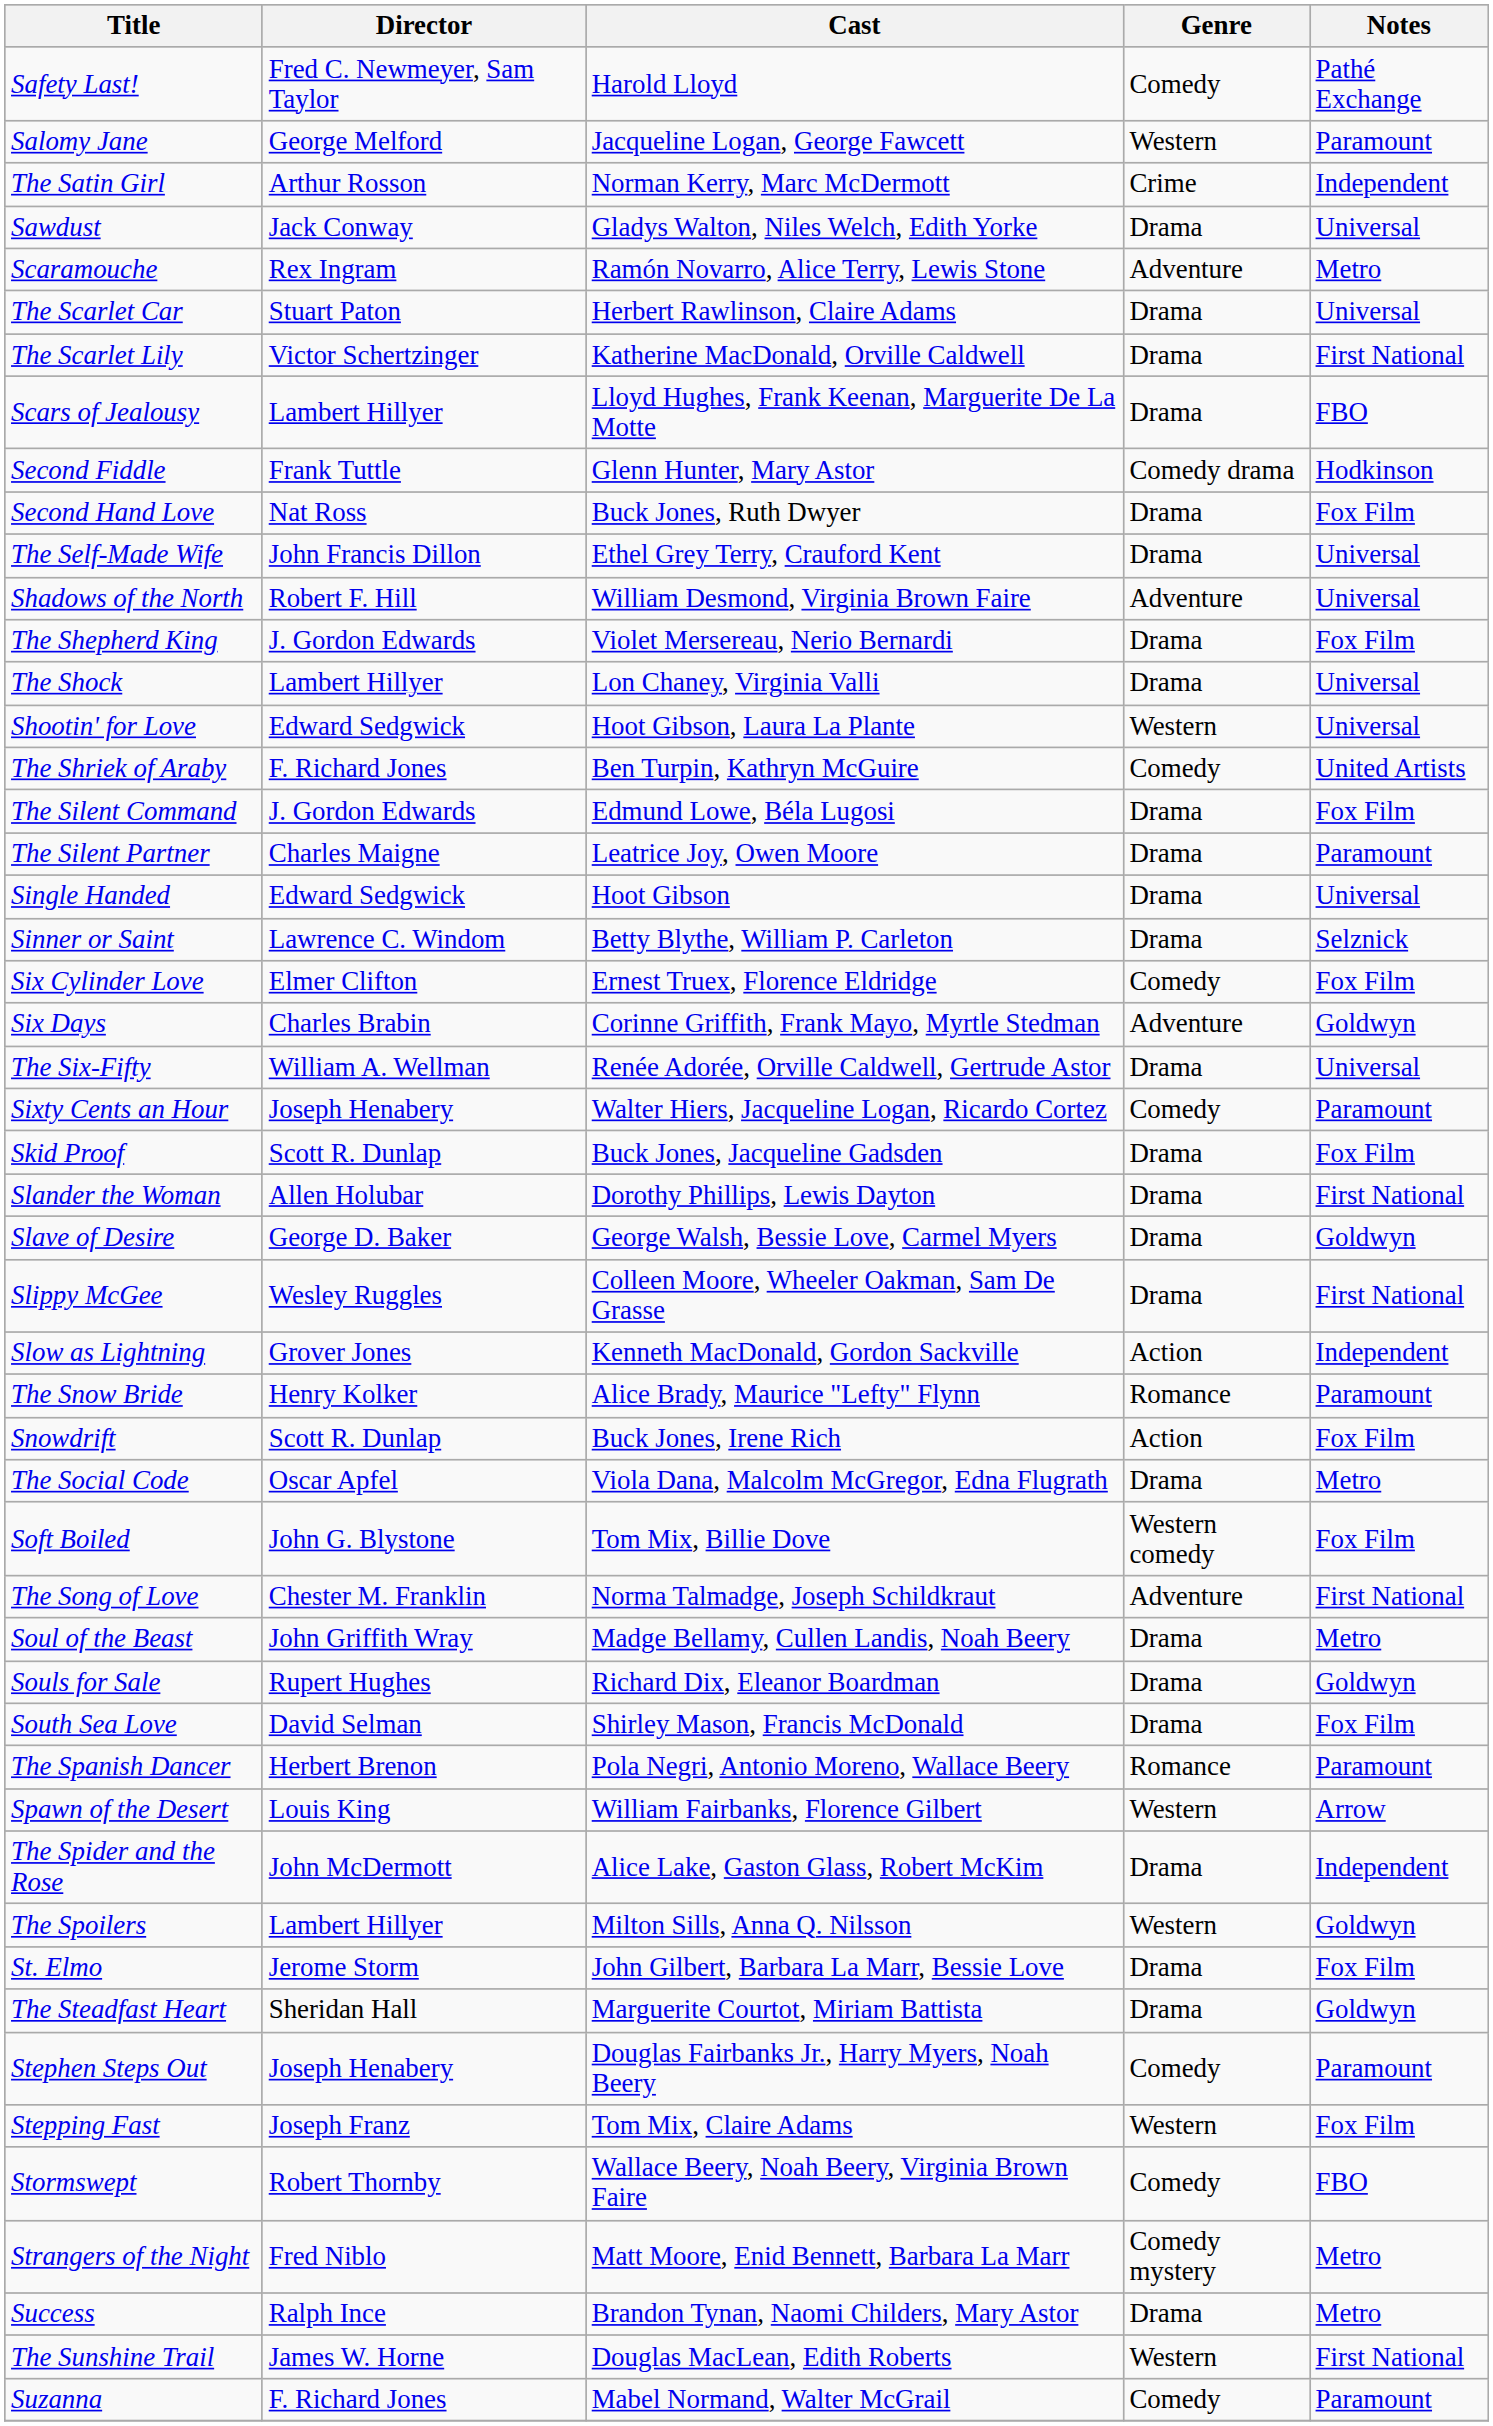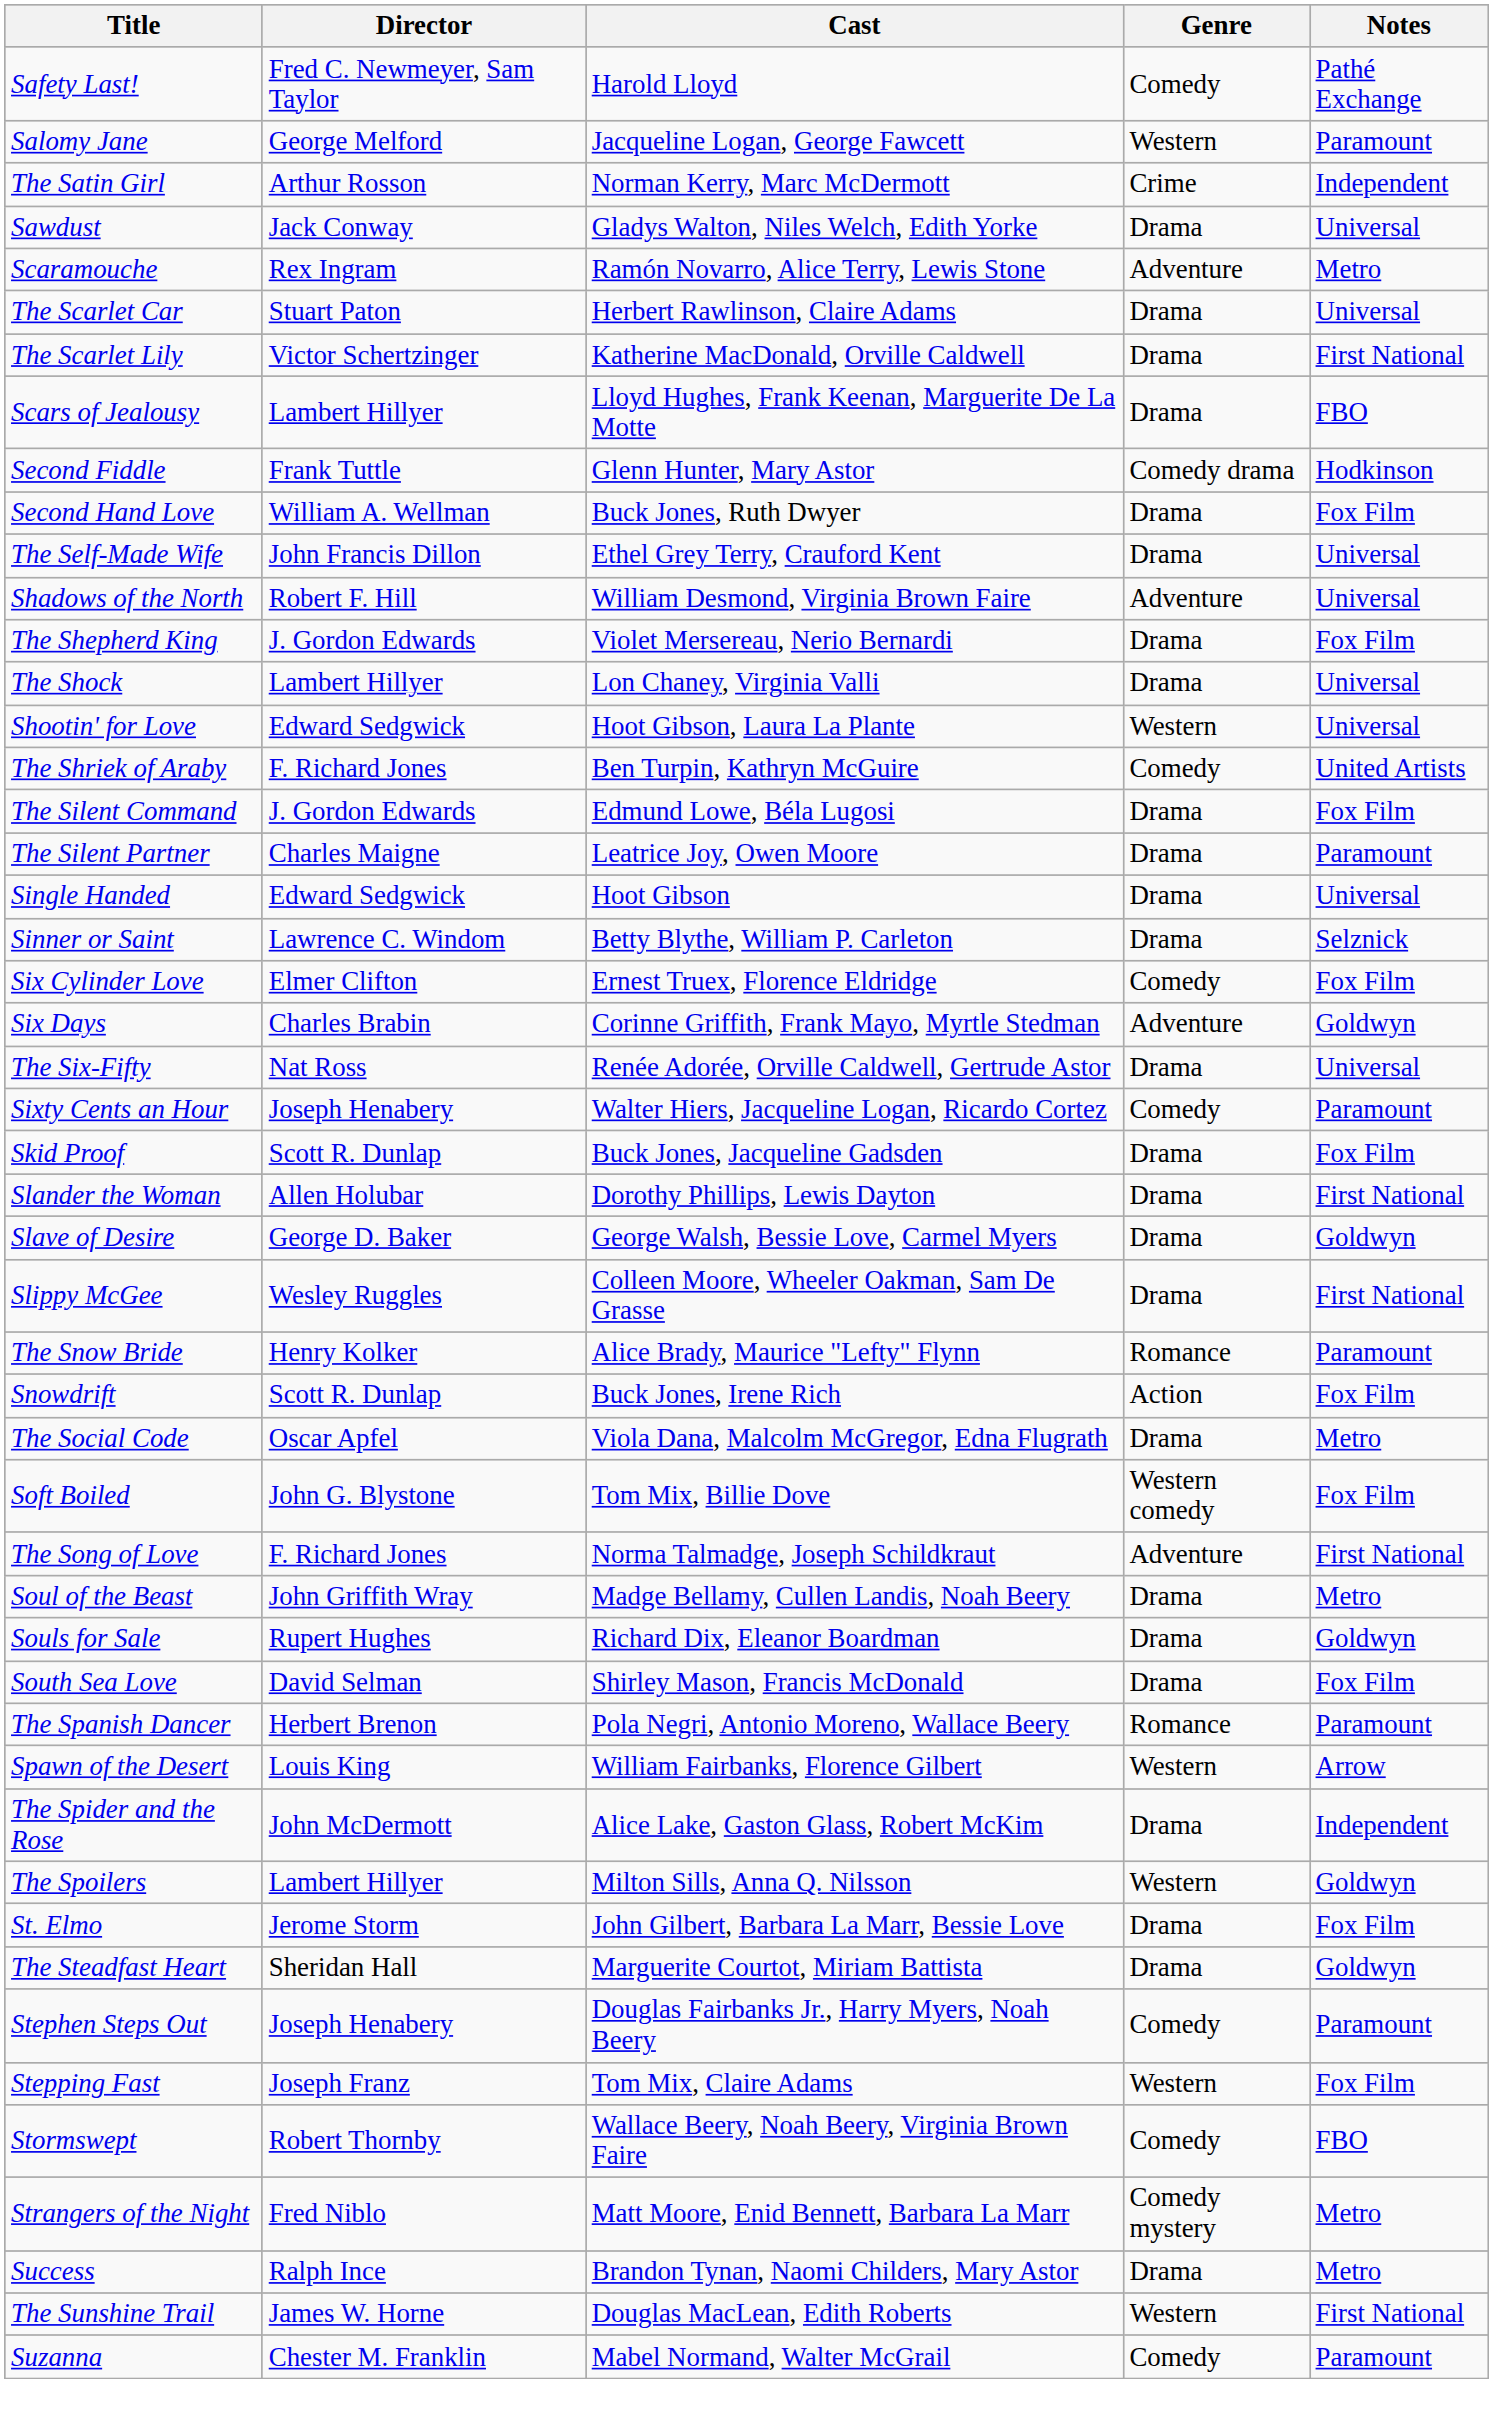(318, 512) Nat Ross -> (379, 512) William A. Wellman
(379, 1066) William A. Wellman -> (318, 1066) Nat Ross
- row: (108, 1352)
(377, 1596) Chester M. Franklin -> (358, 1553) F. Richard Jones
(358, 2399) F. Richard Jones -> (377, 2356) Chester M. Franklin
